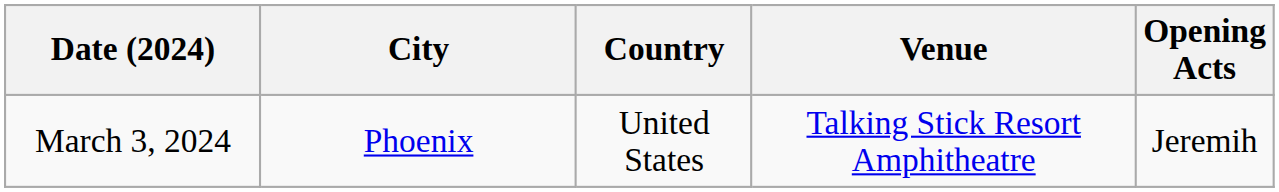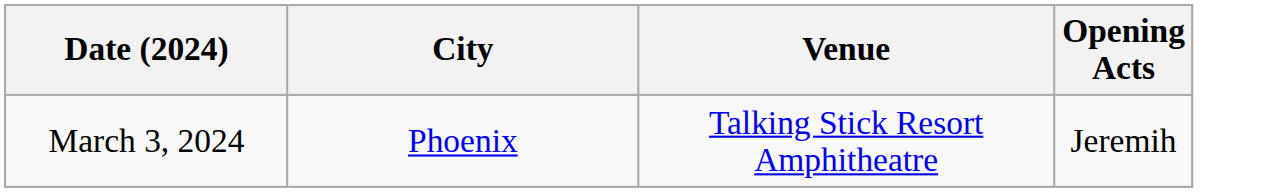- column: (664, 49)
